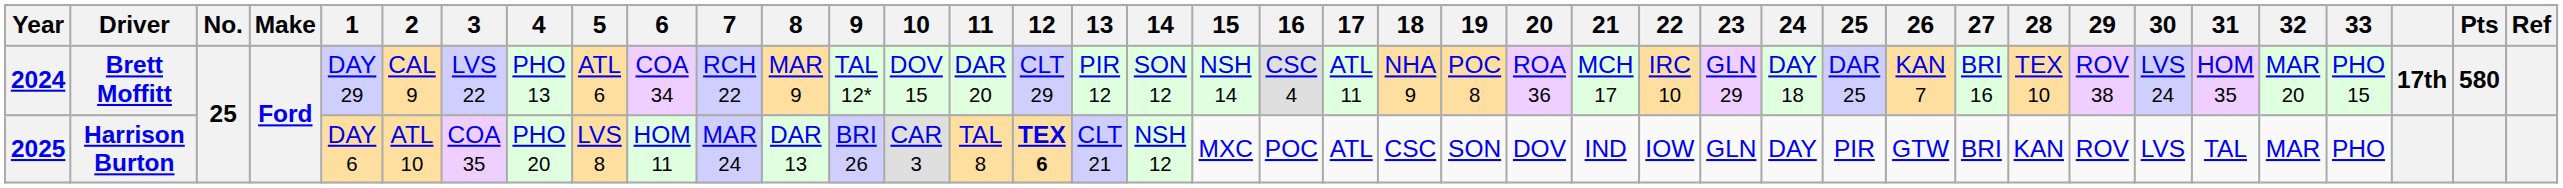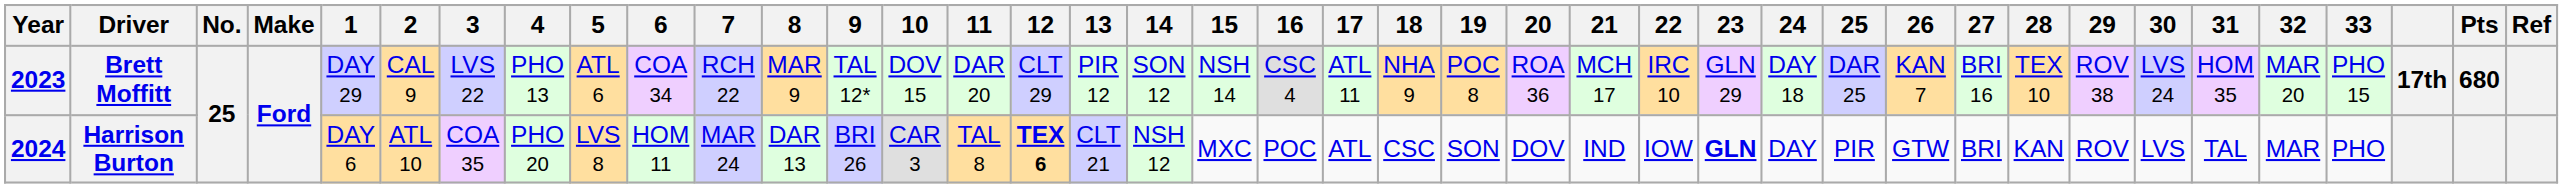(38, 80) 2024 -> (38, 80) 2023
(2479, 80) 580 -> (2479, 80) 680
(38, 149) 2025 -> (38, 149) 2024
(1731, 149) normal -> (1731, 149) bold
